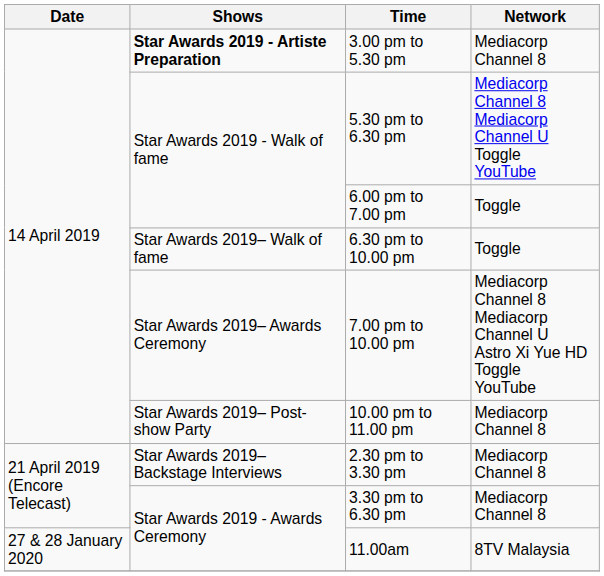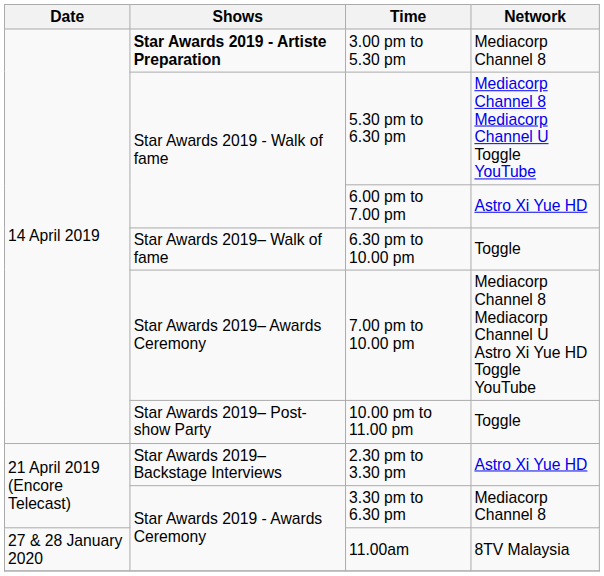(498, 206) Toggle -> (531, 206) Astro Xi Yue HD
(511, 421) Mediacorp Channel 8 -> (498, 421) Toggle
(511, 464) Mediacorp Channel 8 -> (531, 464) Astro Xi Yue HD
